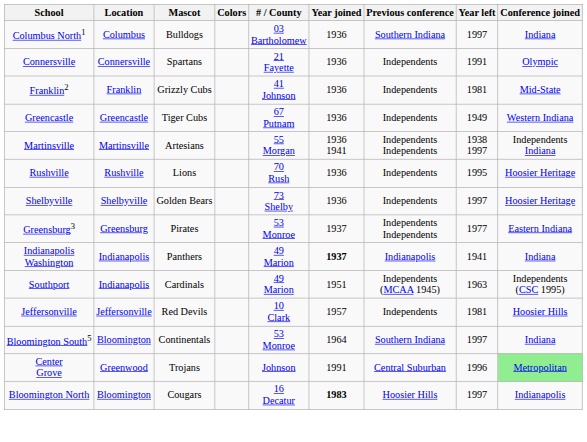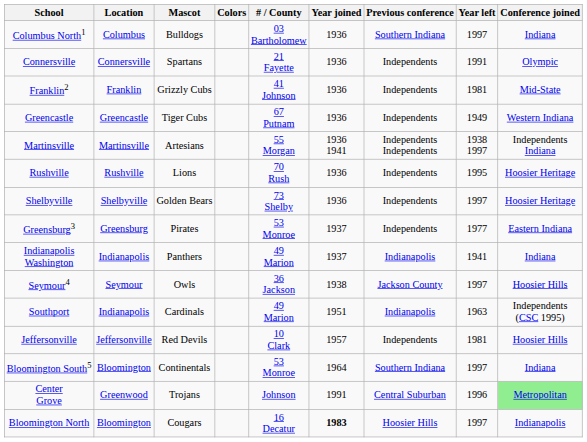(410, 228) Independents Independents -> (410, 228) Independents
(336, 256) bold -> (336, 256) normal
+ row: (49, 284)
(410, 284) Independents (MCAA 1945) -> (410, 312) Indianapolis
